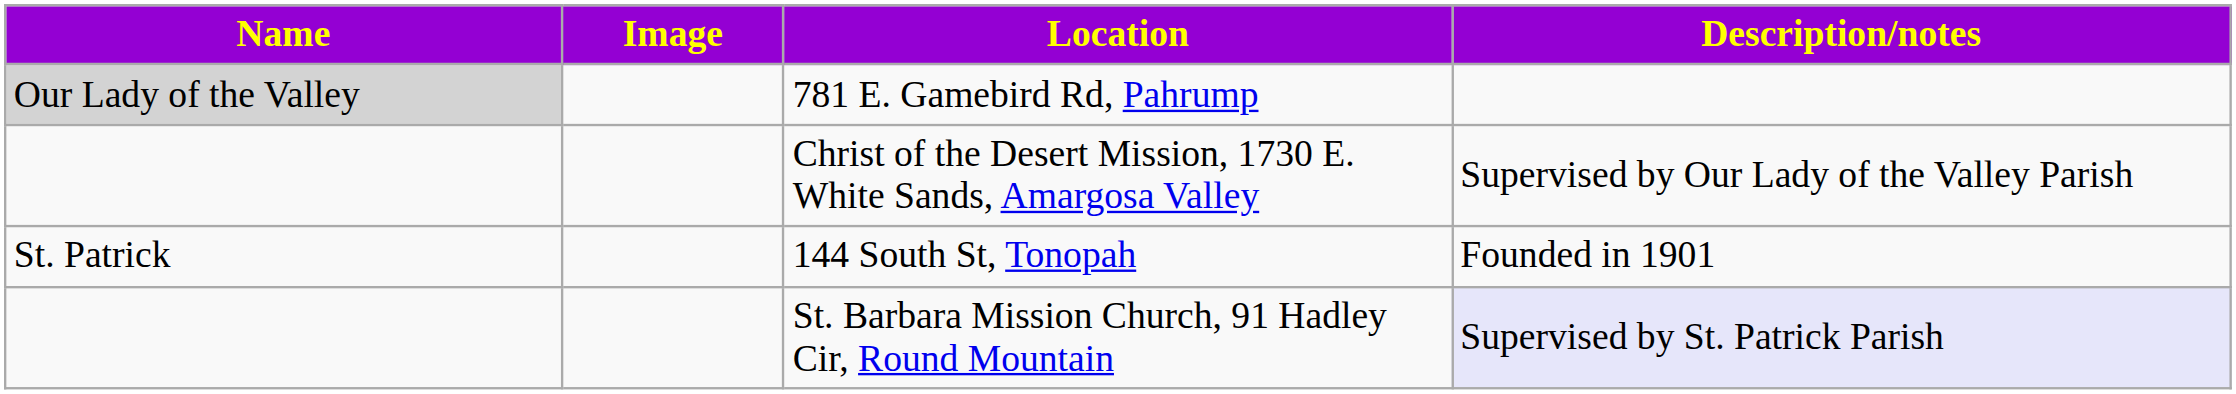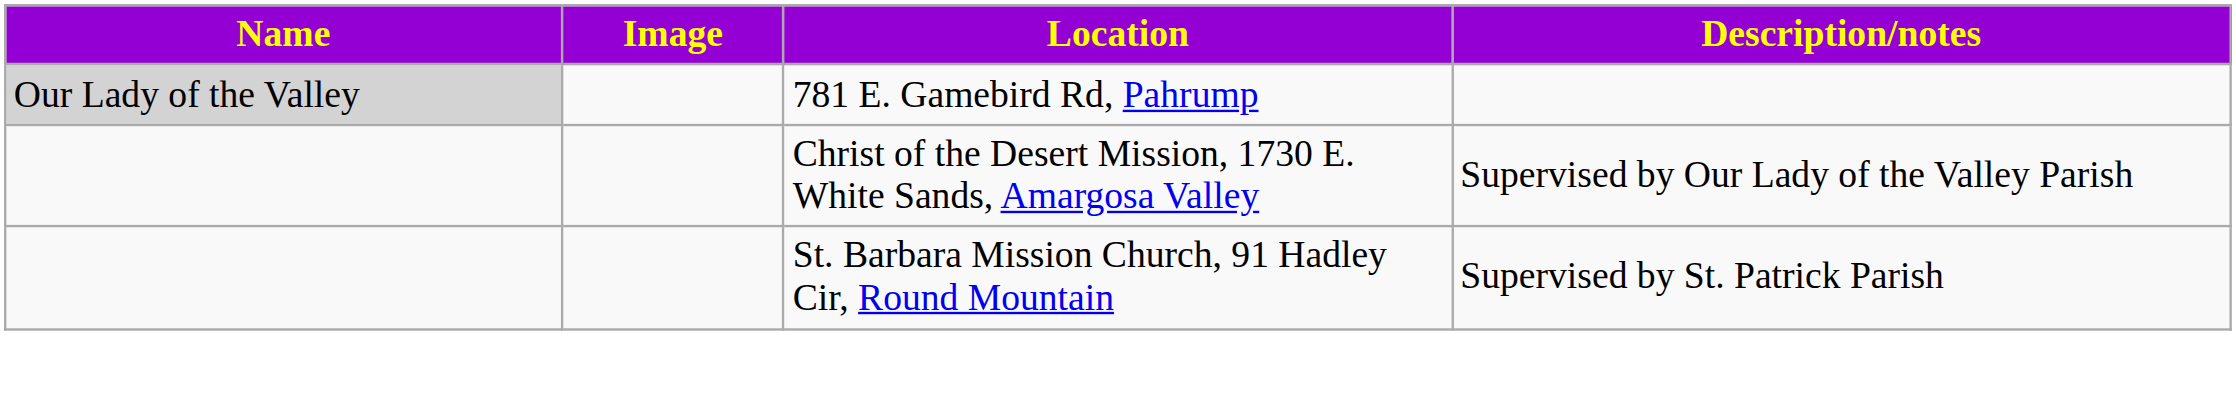- row: (964, 255)
(1702, 336) lavender background -> (1702, 276) no background
